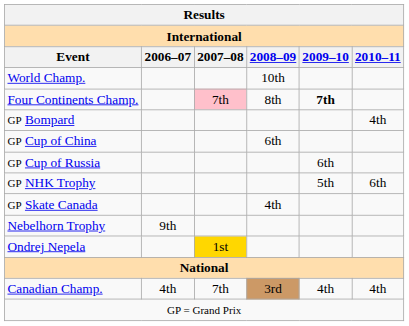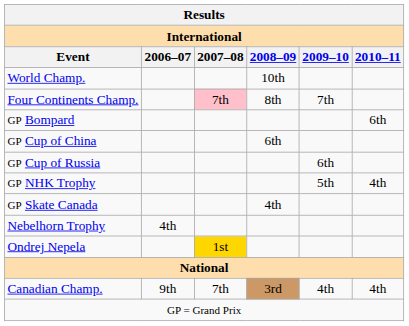(326, 99) bold -> (326, 99) normal
(378, 120) 4th -> (378, 120) 6th
(378, 183) 6th -> (378, 183) 4th
(168, 225) 9th -> (168, 225) 4th
(168, 288) 4th -> (168, 288) 9th
